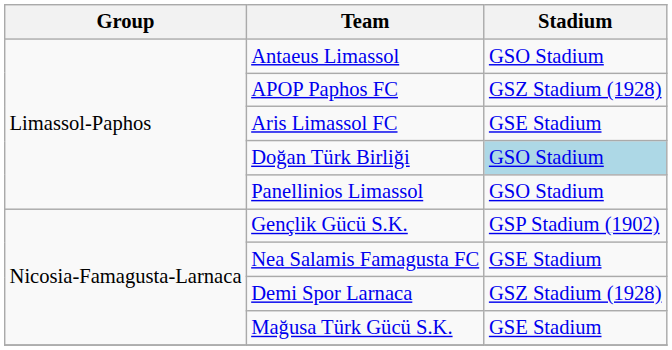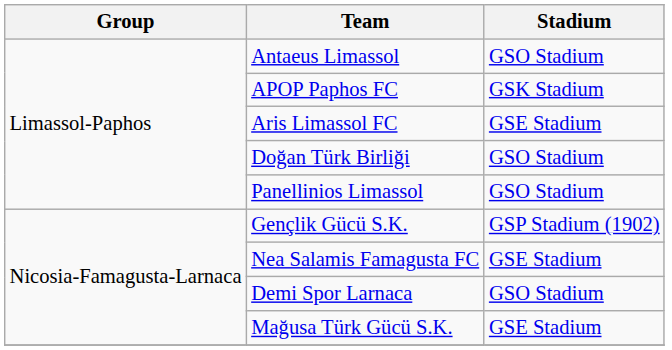(575, 89) GSZ Stadium (1928) -> (546, 89) GSK Stadium
(546, 157) lightblue background -> (546, 157) no background
(575, 293) GSZ Stadium (1928) -> (546, 293) GSO Stadium
